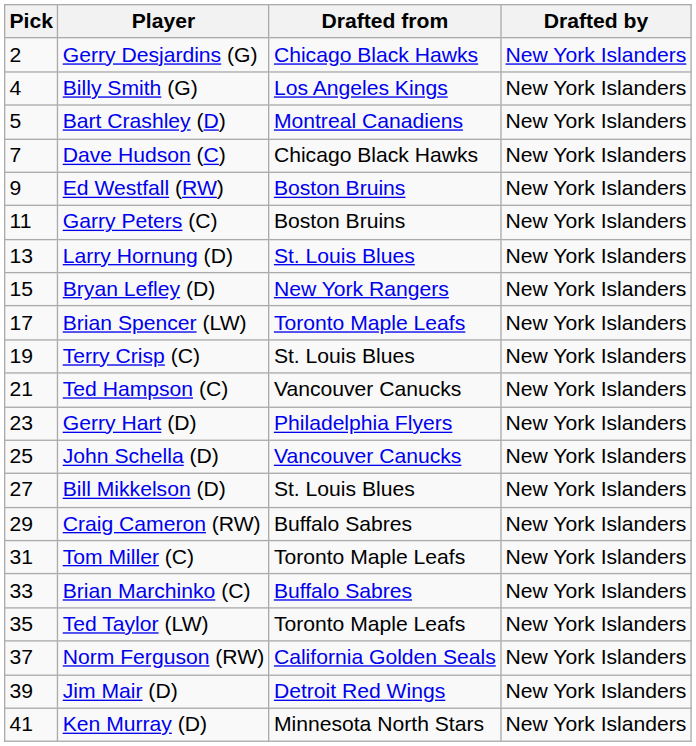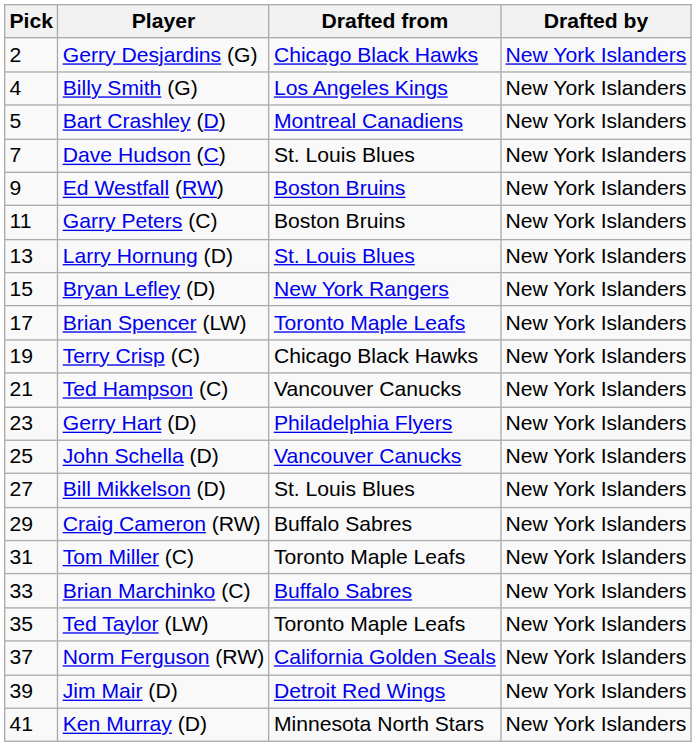(376, 155) Chicago Black Hawks -> (344, 155) St. Louis Blues
(344, 356) St. Louis Blues -> (376, 356) Chicago Black Hawks
